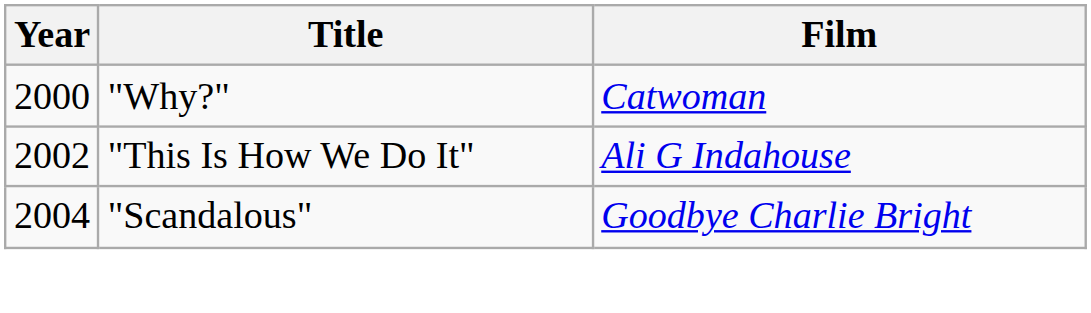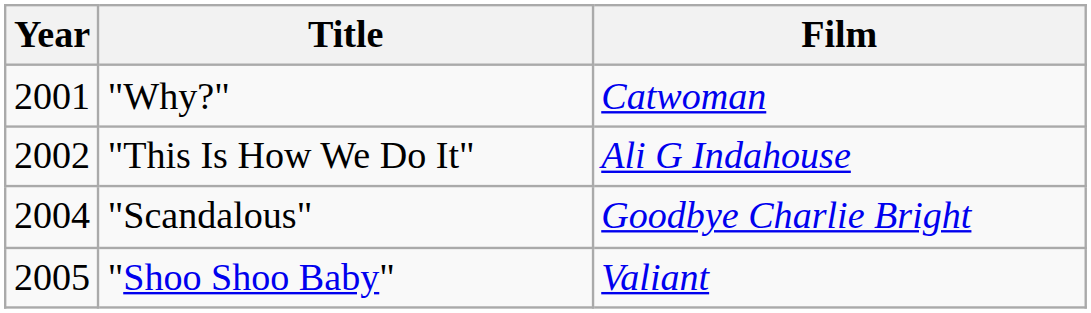(52, 95) 2000 -> (52, 95) 2001
+ row: (251, 276)
